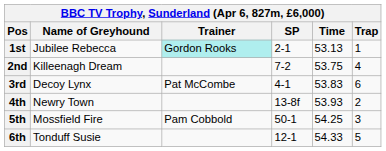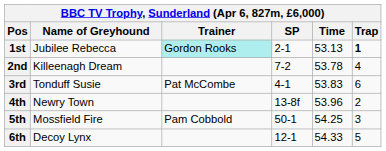(358, 48) normal -> (358, 48) bold
(329, 66) 53.75 -> (329, 66) 53.78
(62, 84) Decoy Lynx -> (67, 84) Tonduff Susie
(329, 102) 53.93 -> (329, 102) 53.96
(67, 137) Tonduff Susie -> (62, 137) Decoy Lynx
